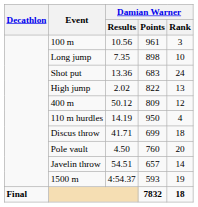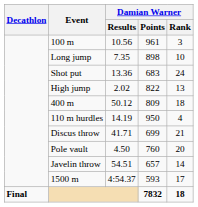(180, 103) 12 -> (180, 103) 18
(180, 134) 18 -> (180, 134) 21
(180, 179) 19 -> (180, 179) 17
